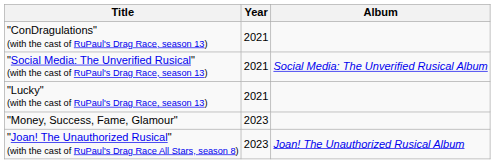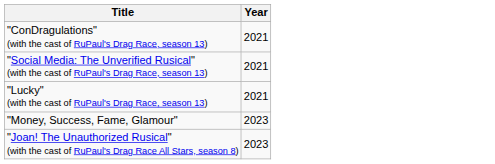- column: (381, 13)
